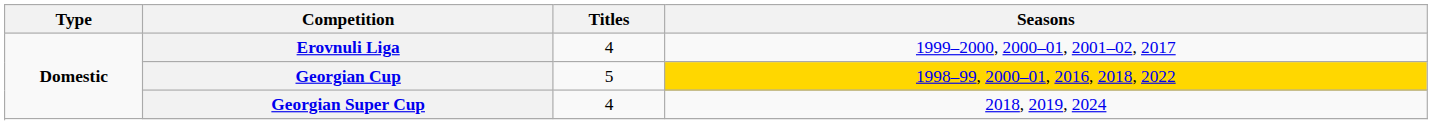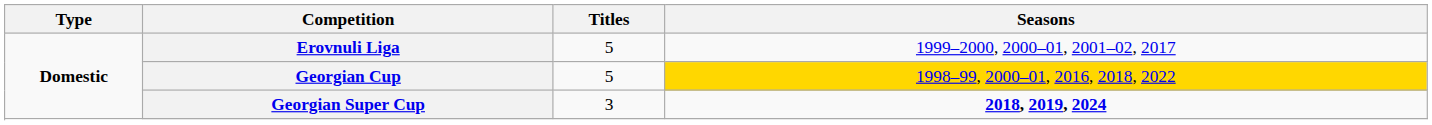(609, 47) 4 -> (609, 47) 5
(609, 104) 4 -> (609, 104) 3
(1046, 104) normal -> (1046, 104) bold
